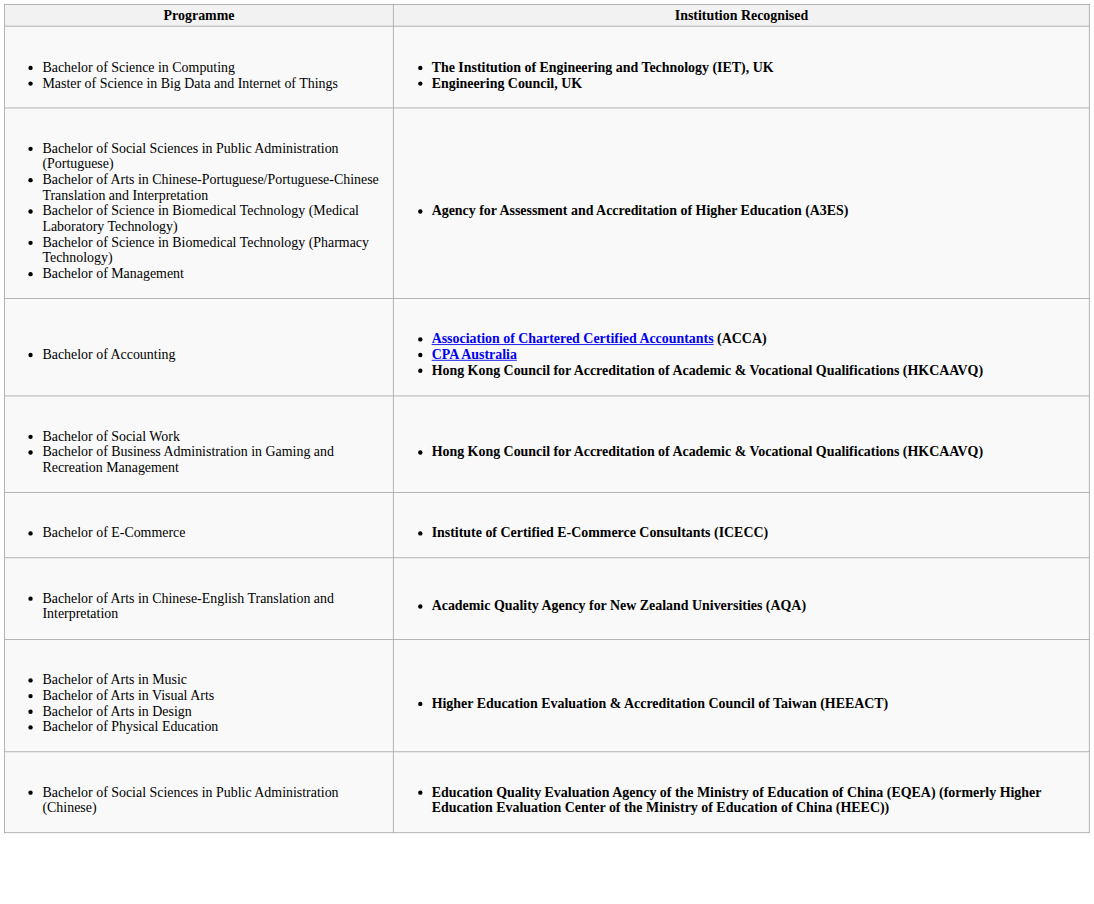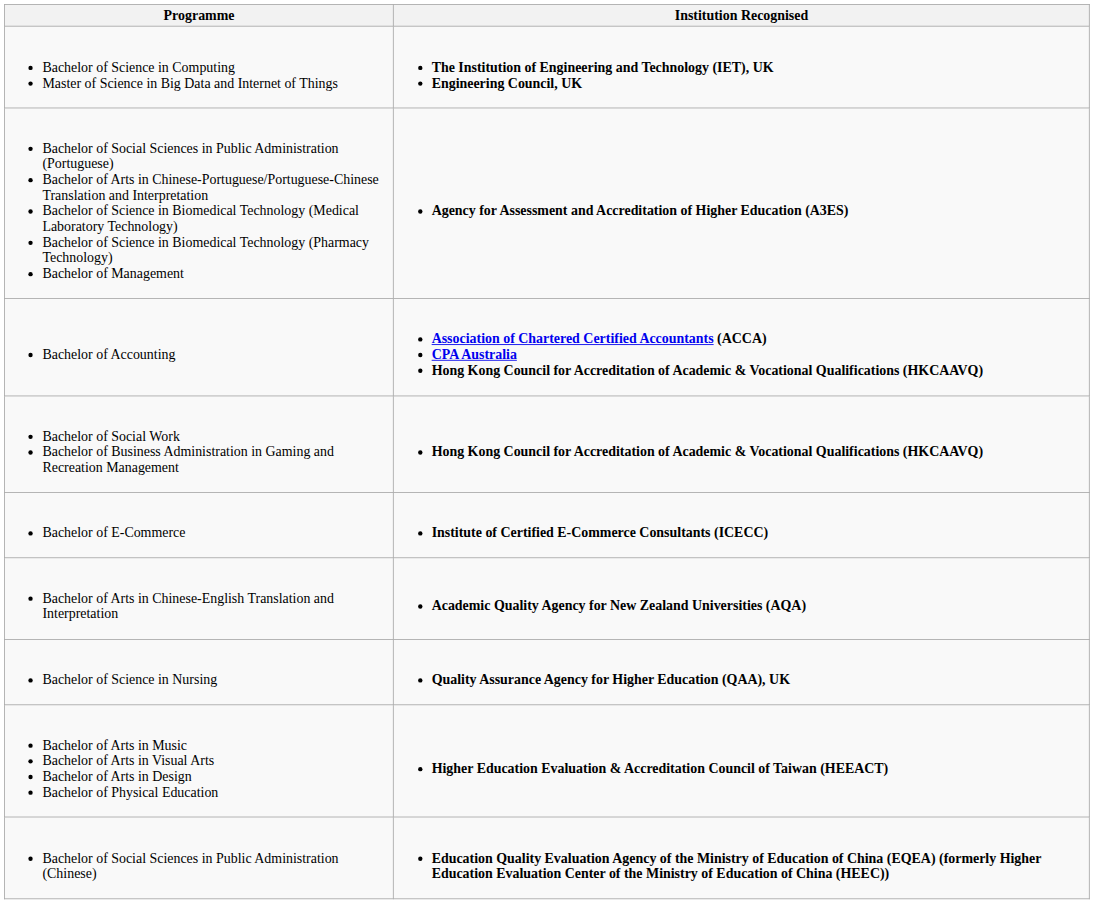+ row: (199, 680)
